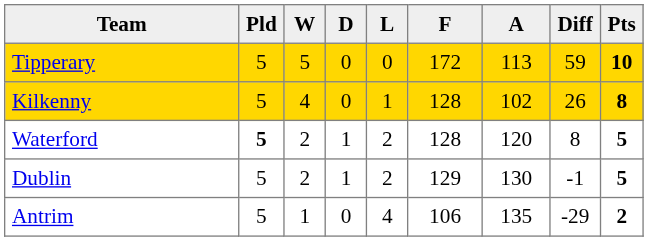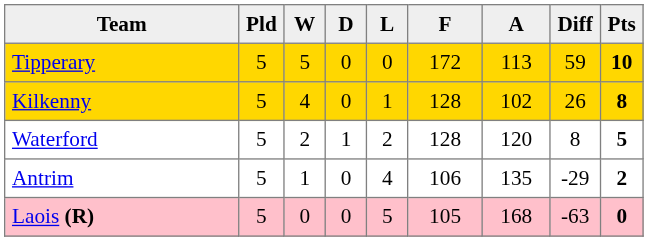(261, 139) bold -> (261, 139) normal
- row: (42, 178)
+ row: (53, 216)
